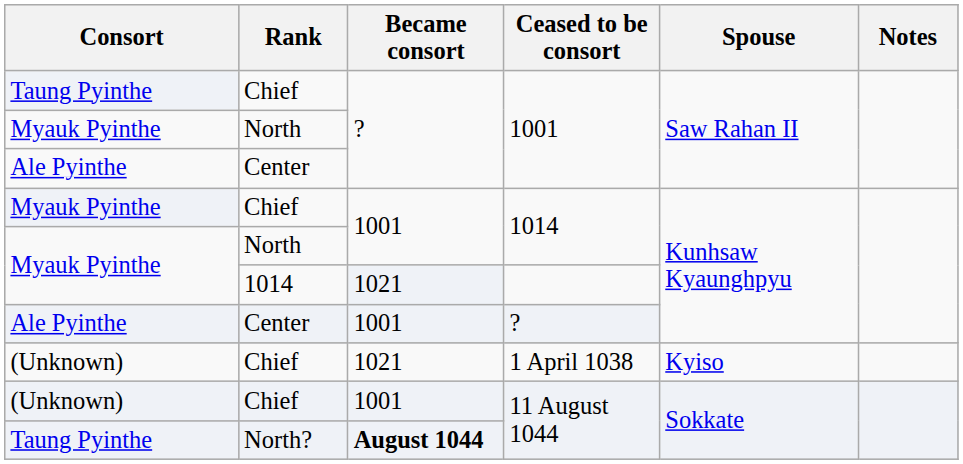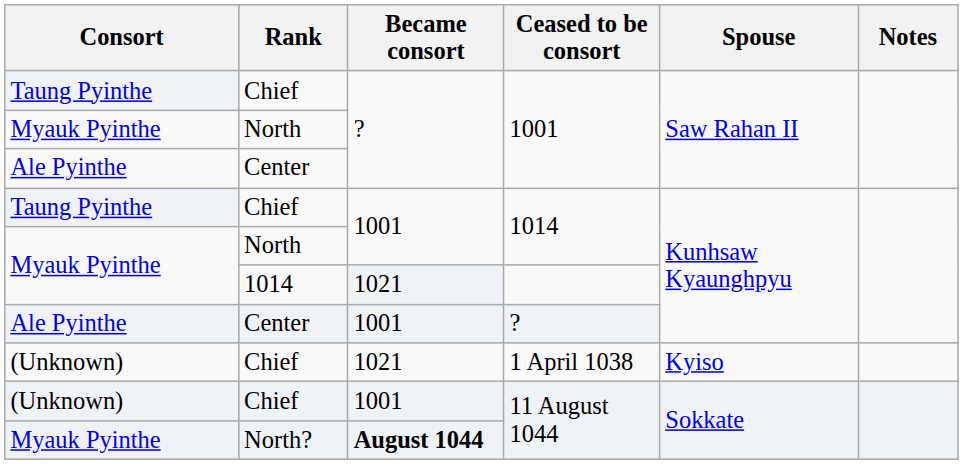(86, 206) Myauk Pyinthe -> (81, 206) Taung Pyinthe
(81, 439) Taung Pyinthe -> (86, 439) Myauk Pyinthe
